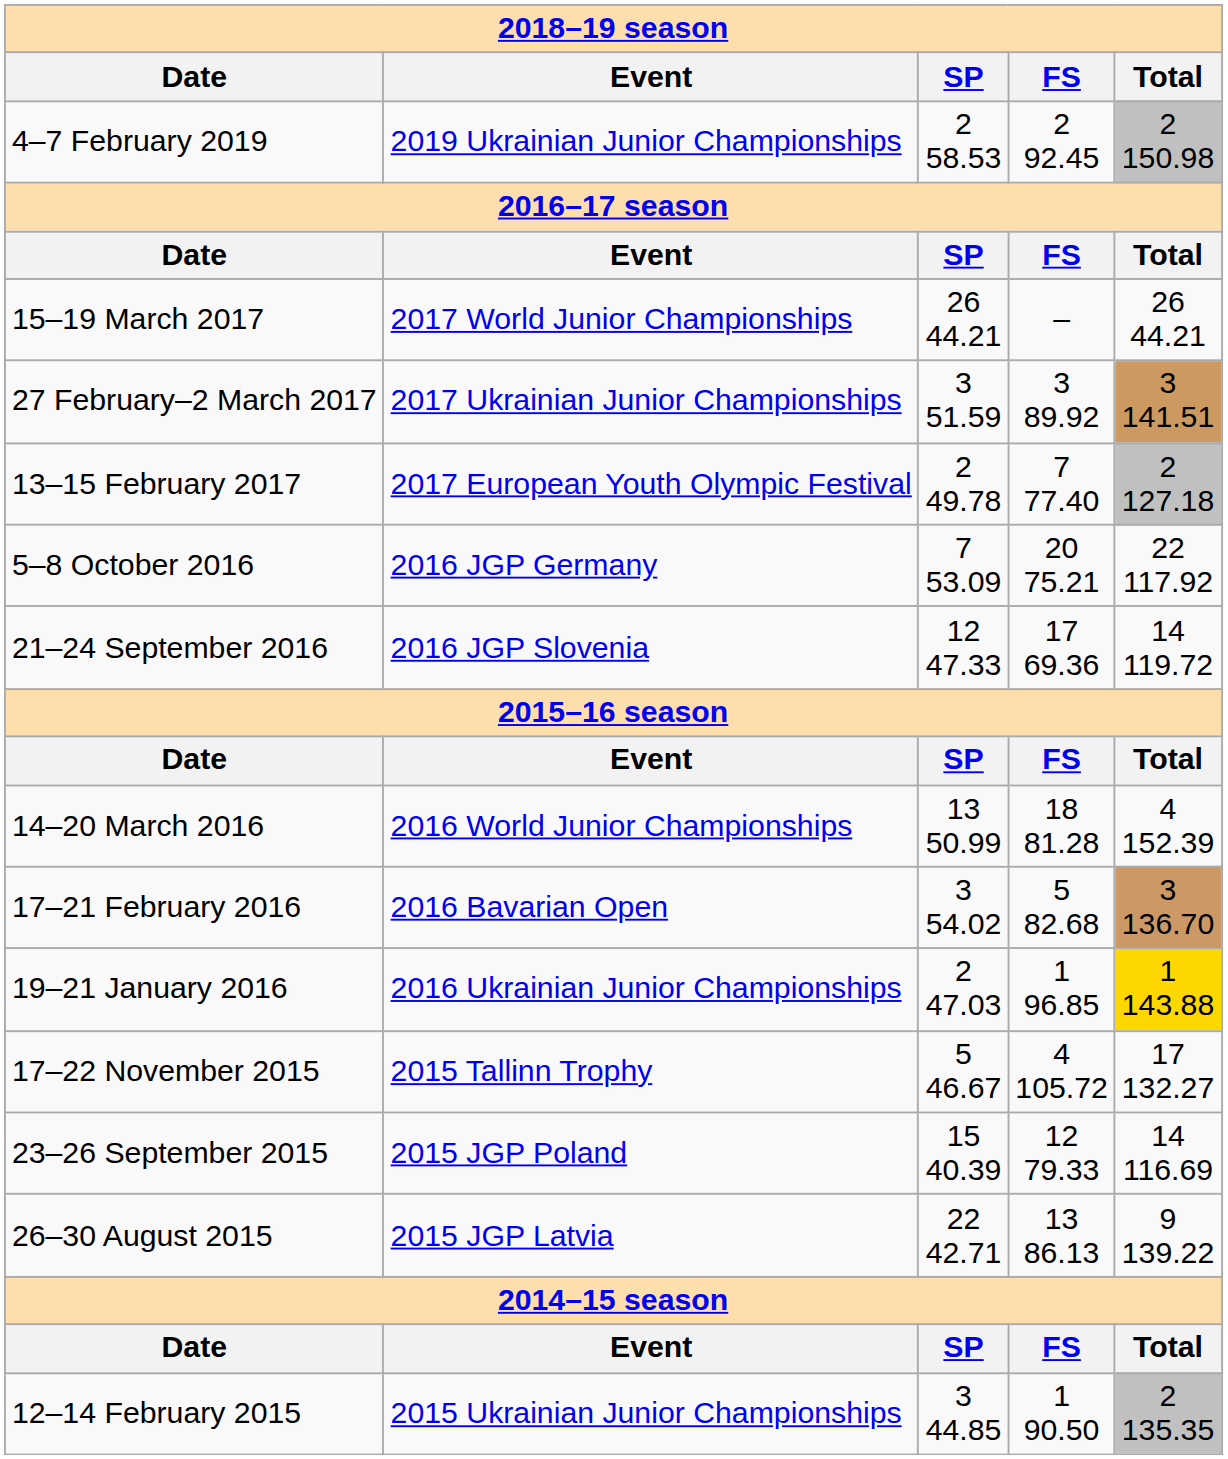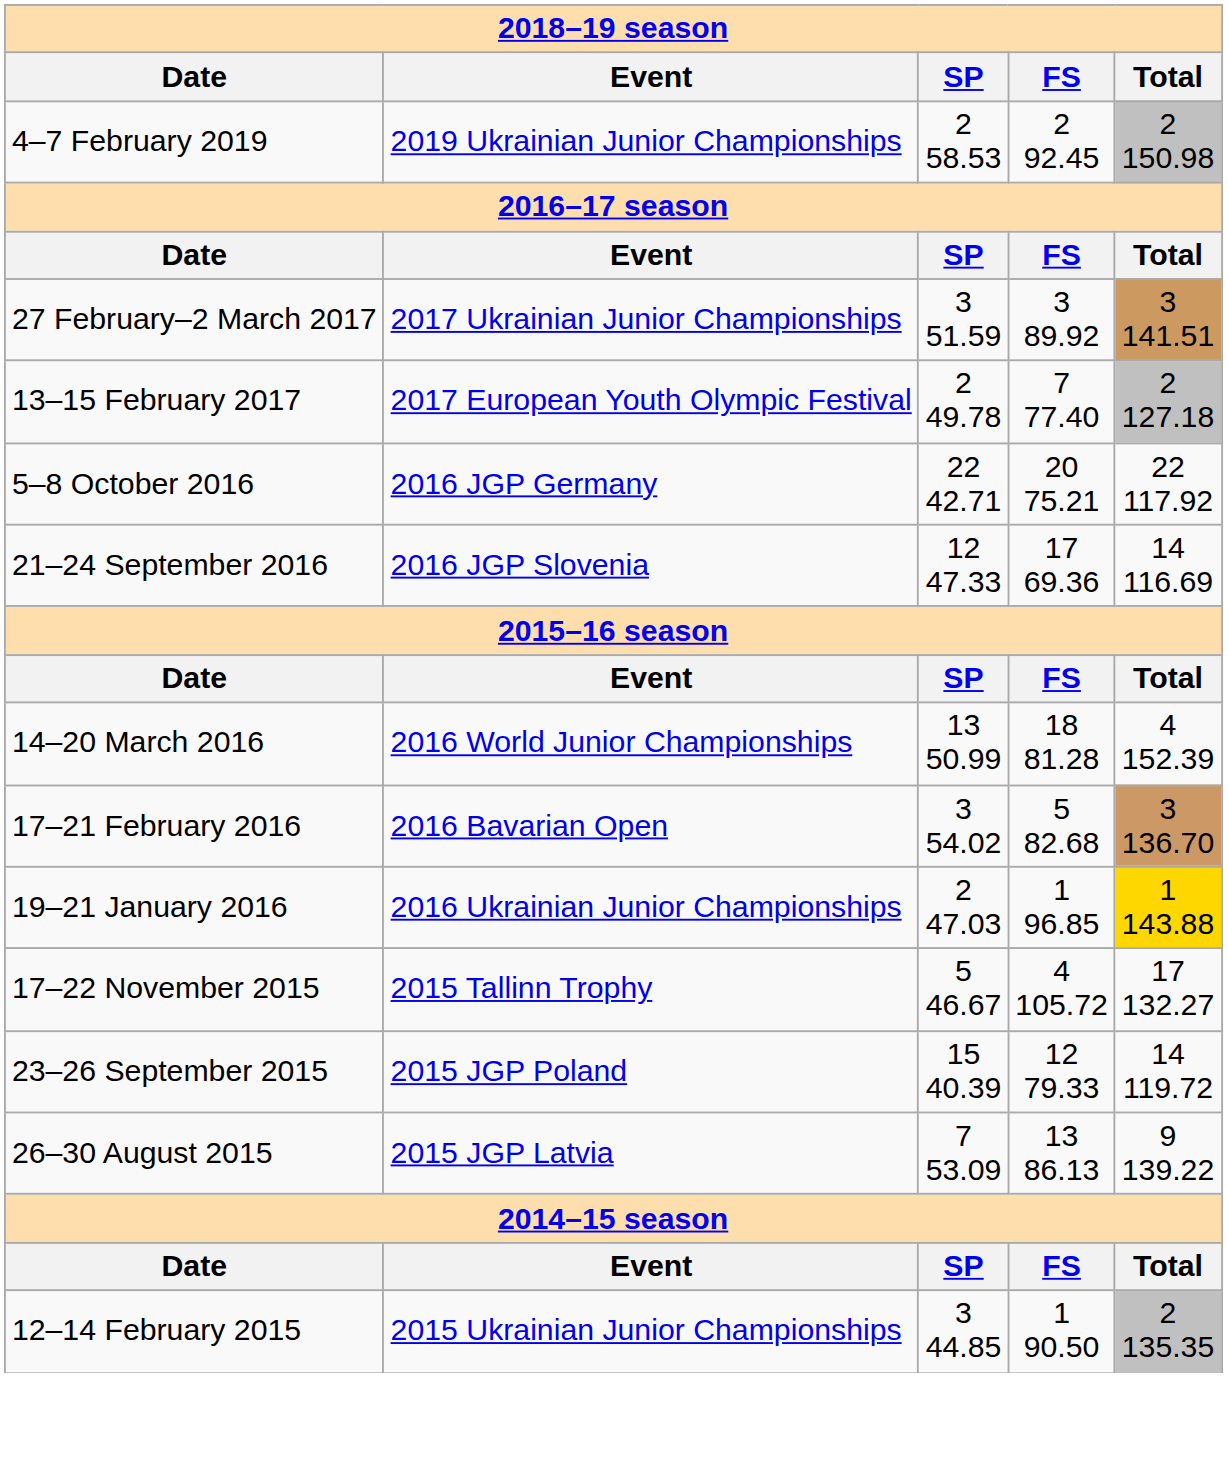- row: (138, 319)
(964, 565) 7 53.09 -> (964, 483) 22 42.71
(1168, 647) 14 119.72 -> (1168, 565) 14 116.69
(1168, 1153) 14 116.69 -> (1168, 1071) 14 119.72
(964, 1235) 22 42.71 -> (964, 1153) 7 53.09
